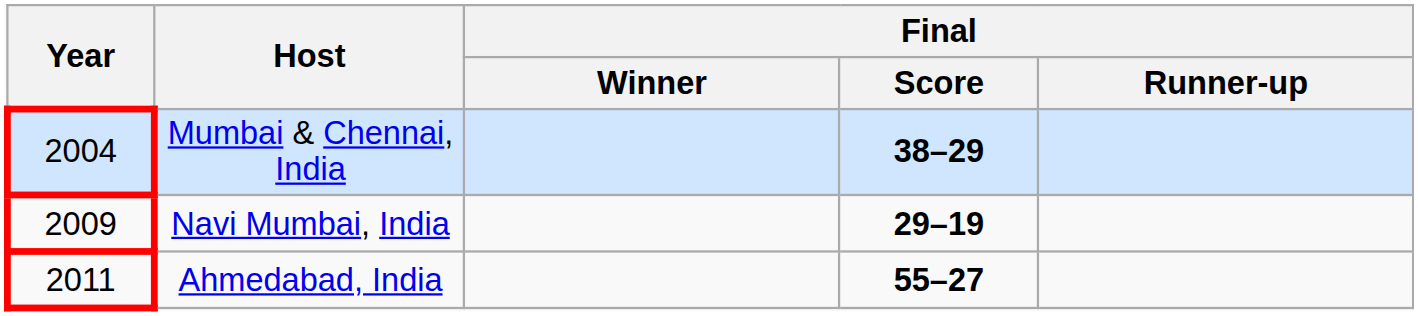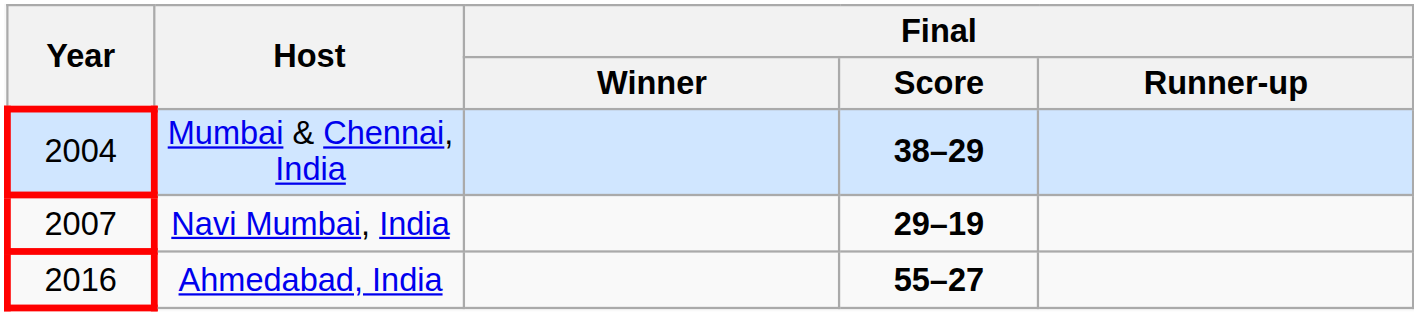(81, 224) 2009 -> (81, 224) 2007
(81, 280) 2011 -> (81, 280) 2016
